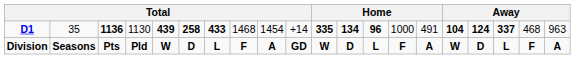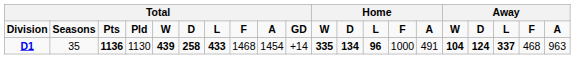rows swapped: (27, 46) <-> (27, 29)
